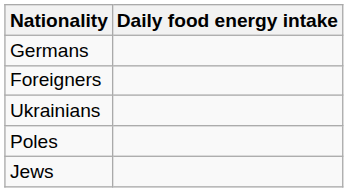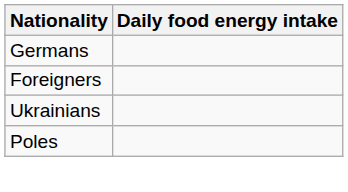- row: (32, 171)
